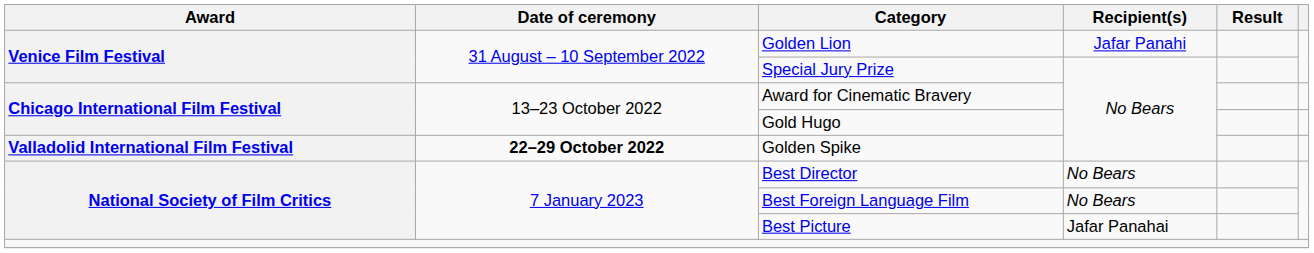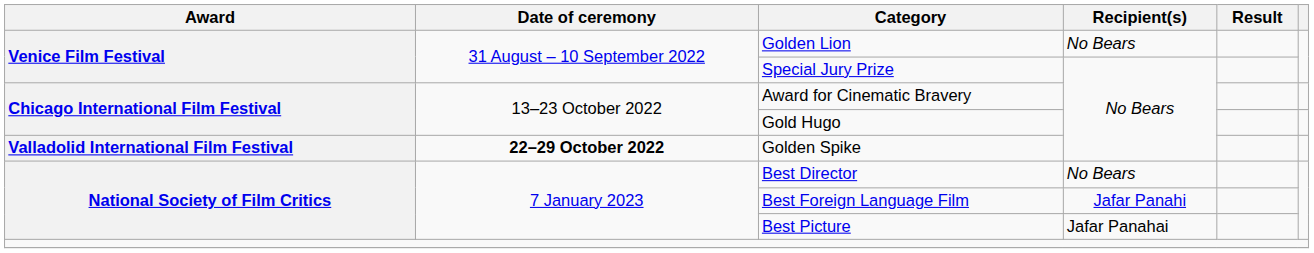(1140, 43) Jafar Panahi -> (1101, 43) No Bears
(1101, 200) No Bears -> (1140, 200) Jafar Panahi
